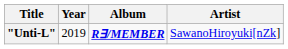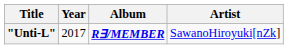(74, 33) 2019 -> (74, 33) 2017
